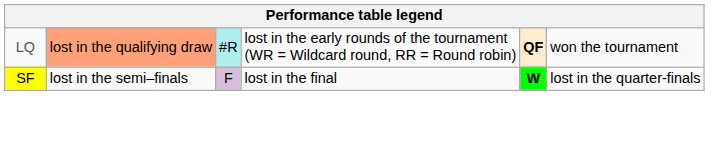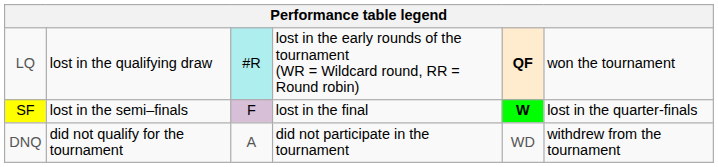(131, 48) lightsalmon background -> (131, 64) no background
+ row: (25, 143)
